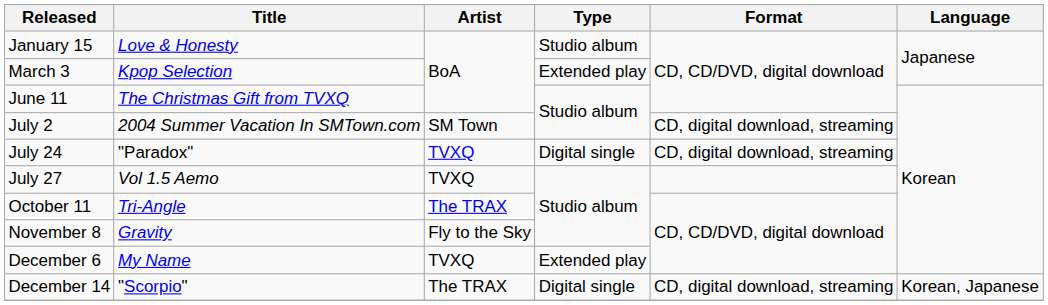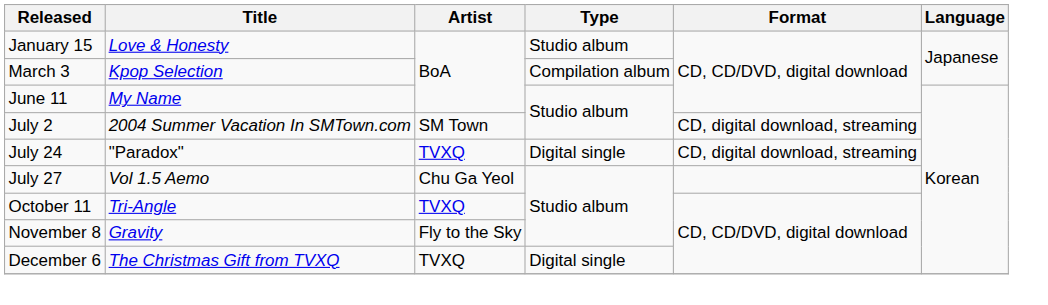(592, 71) Extended play -> (600, 71) Compilation album
(234, 98) The Christmas Gift from TVXQ -> (145, 98) My Name
(451, 179) TVXQ -> (466, 179) Chu Ga Yeol
(468, 206) The TRAX -> (442, 206) TVXQ
(154, 260) My Name -> (224, 260) The Christmas Gift from TVXQ
(592, 260) Extended play -> (577, 260) Digital single
- row: (59, 286)
